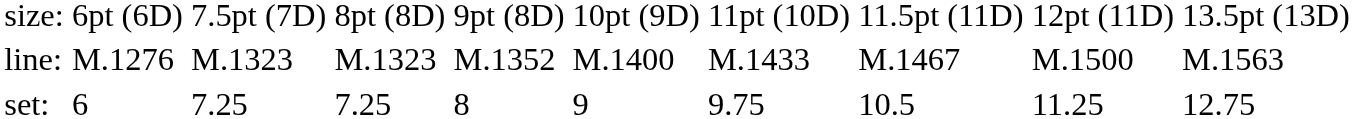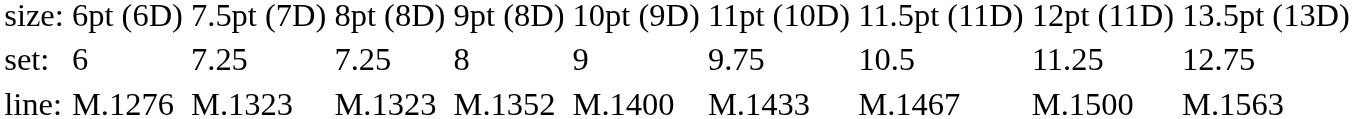rows swapped: (27, 104) <-> (33, 59)
